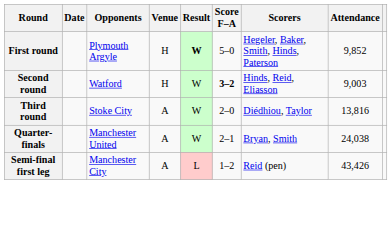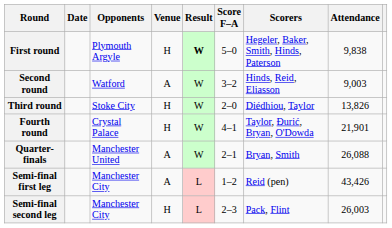(355, 51) 9,852 -> (355, 51) 9,838
(165, 84) H -> (167, 84) A
(227, 84) bold -> (229, 84) normal
(165, 111) A -> (167, 105) H
(355, 111) 13,816 -> (355, 105) 13,826
+ row: (35, 127)
(355, 138) 24,038 -> (355, 154) 26,088
+ row: (35, 209)
